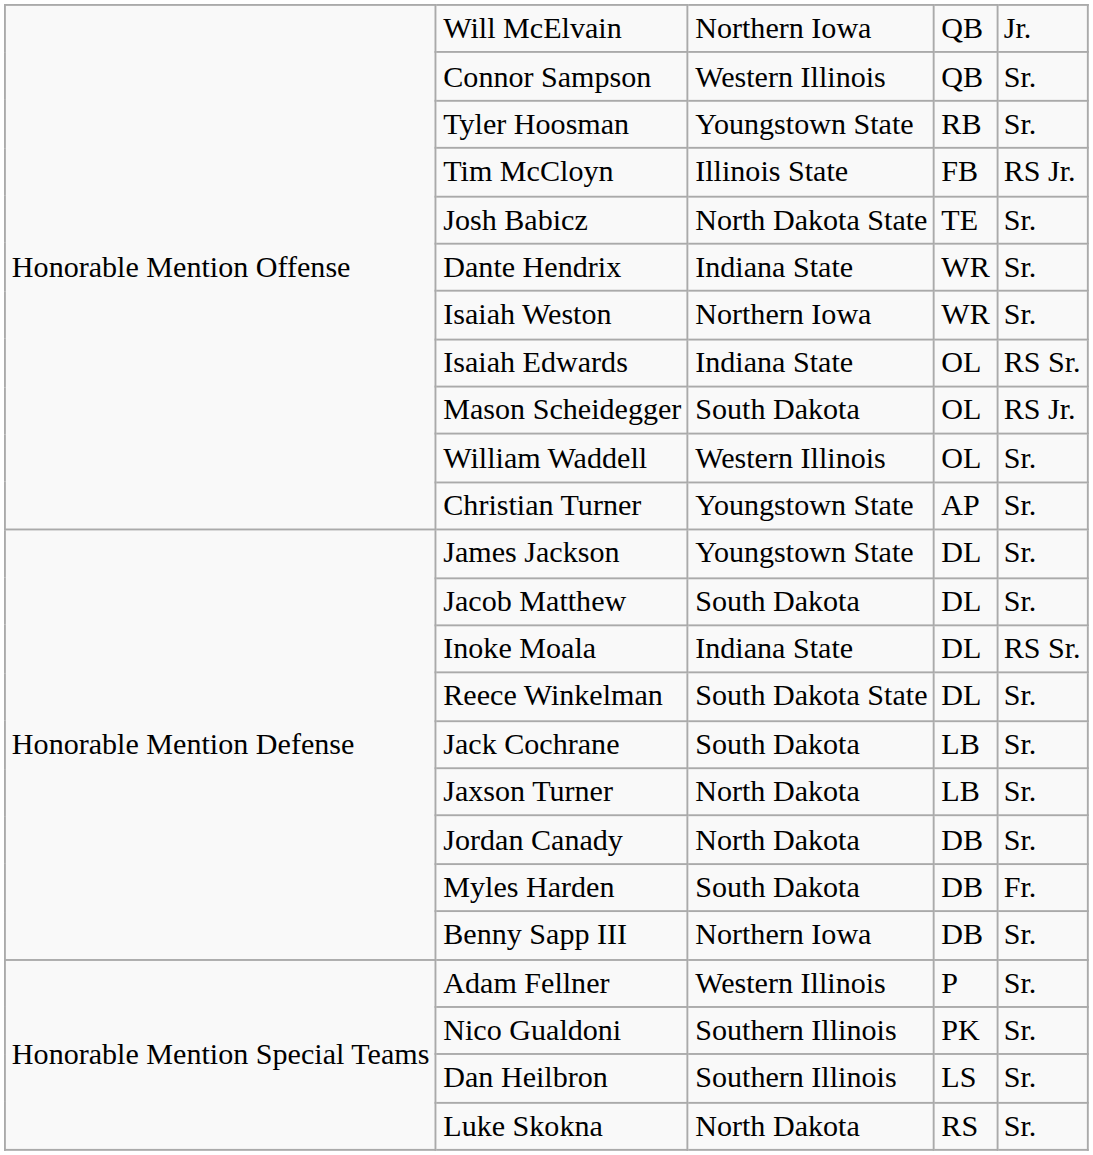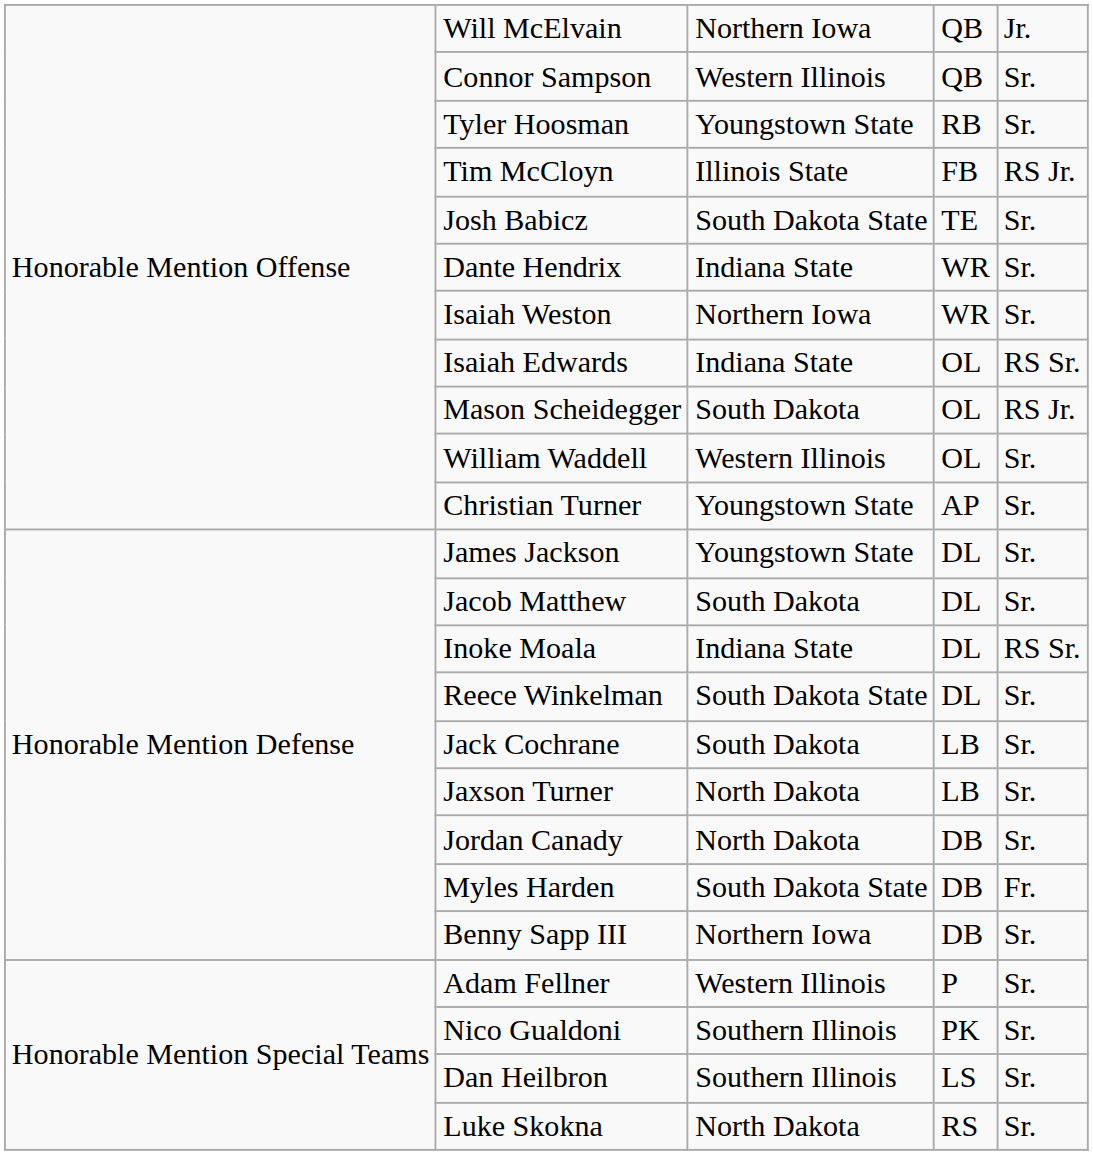(811, 219) North Dakota State -> (811, 219) South Dakota State
(778, 887) South Dakota -> (811, 887) South Dakota State
